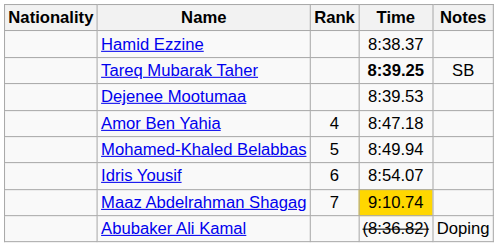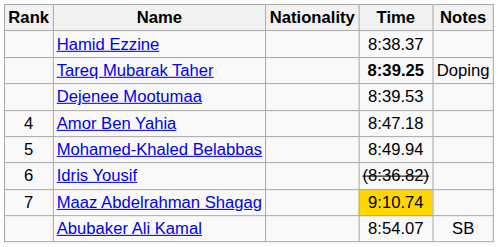columns swapped: (334, 17) <-> (51, 17)
(463, 70) SB -> (463, 70) Doping
(396, 176) 8:54.07 -> (396, 176) (8:36.82)
(396, 228) (8:36.82) -> (396, 228) 8:54.07
(463, 228) Doping -> (463, 228) SB
